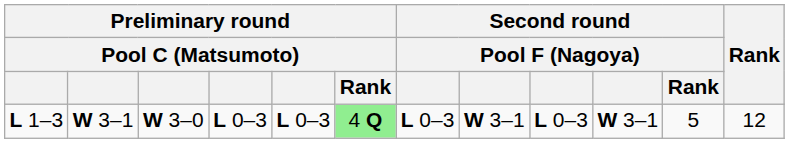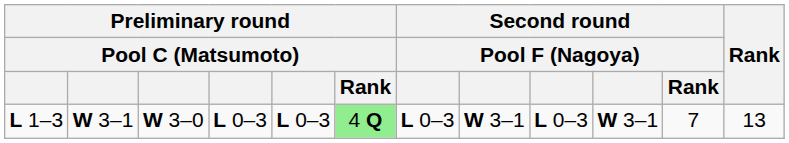(693, 120) 5 -> (693, 120) 7
(754, 120) 12 -> (754, 120) 13
